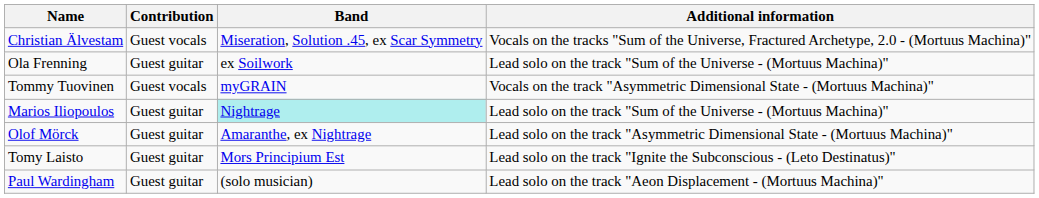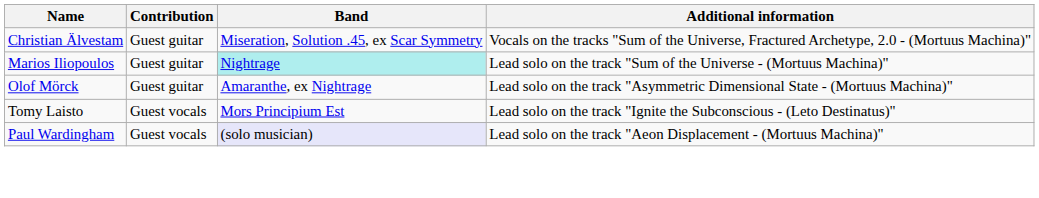(168, 39) Guest vocals -> (167, 39) Guest guitar
- row: (47, 63)
- row: (61, 87)
(167, 157) Guest guitar -> (168, 110) Guest vocals
(167, 181) Guest guitar -> (168, 134) Guest vocals
(267, 181) no background -> (267, 134) lavender background
